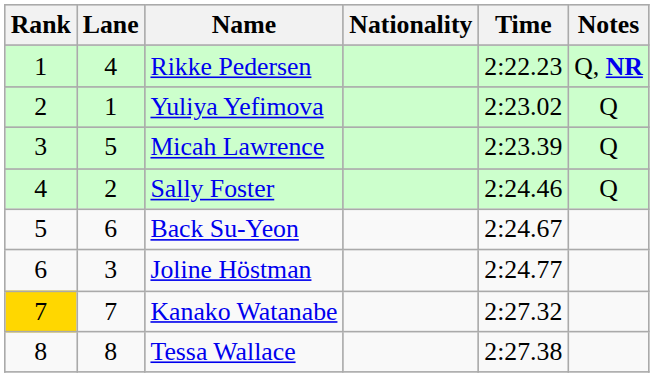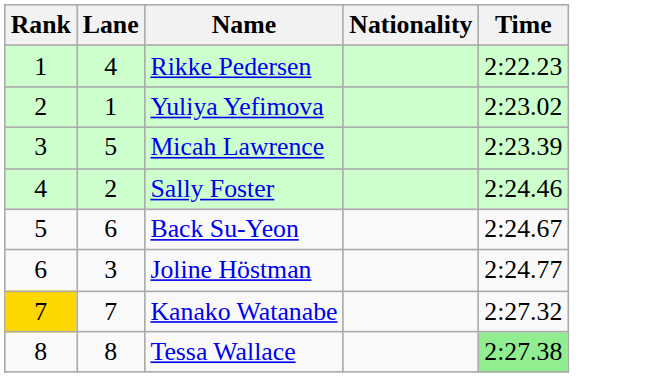- column: (609, 24)
(523, 351) no background -> (523, 351) lightgreen background
